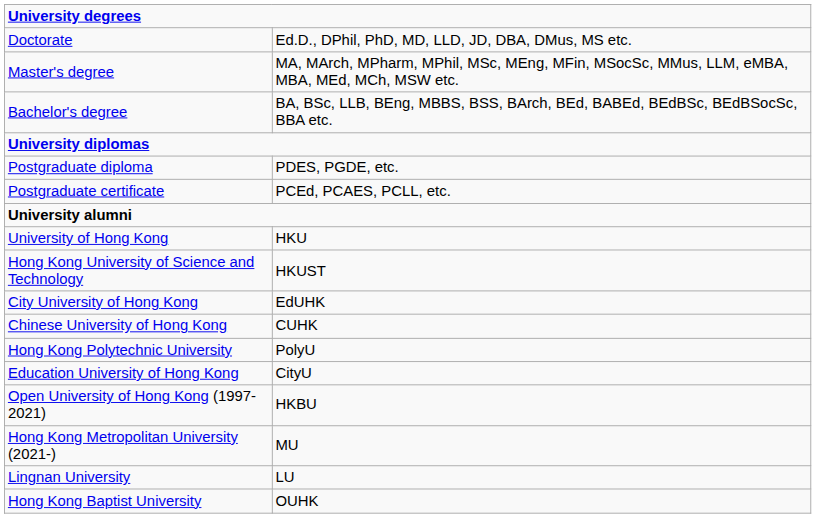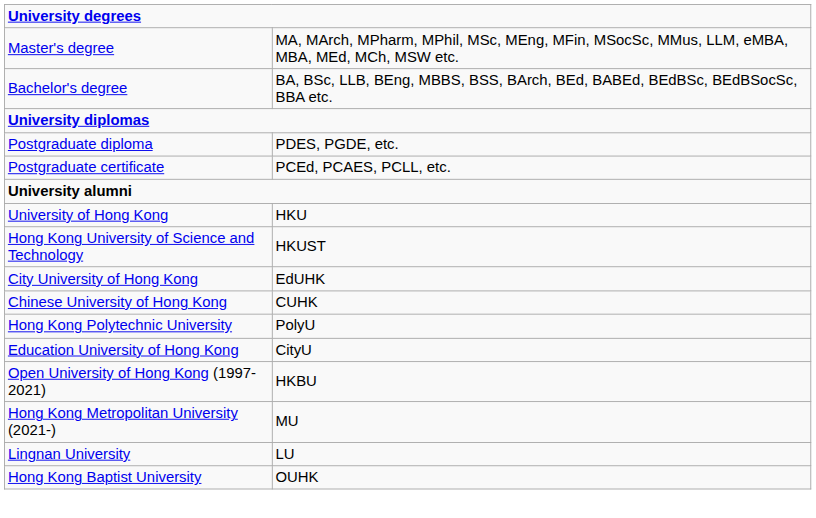- row: (40, 39)
